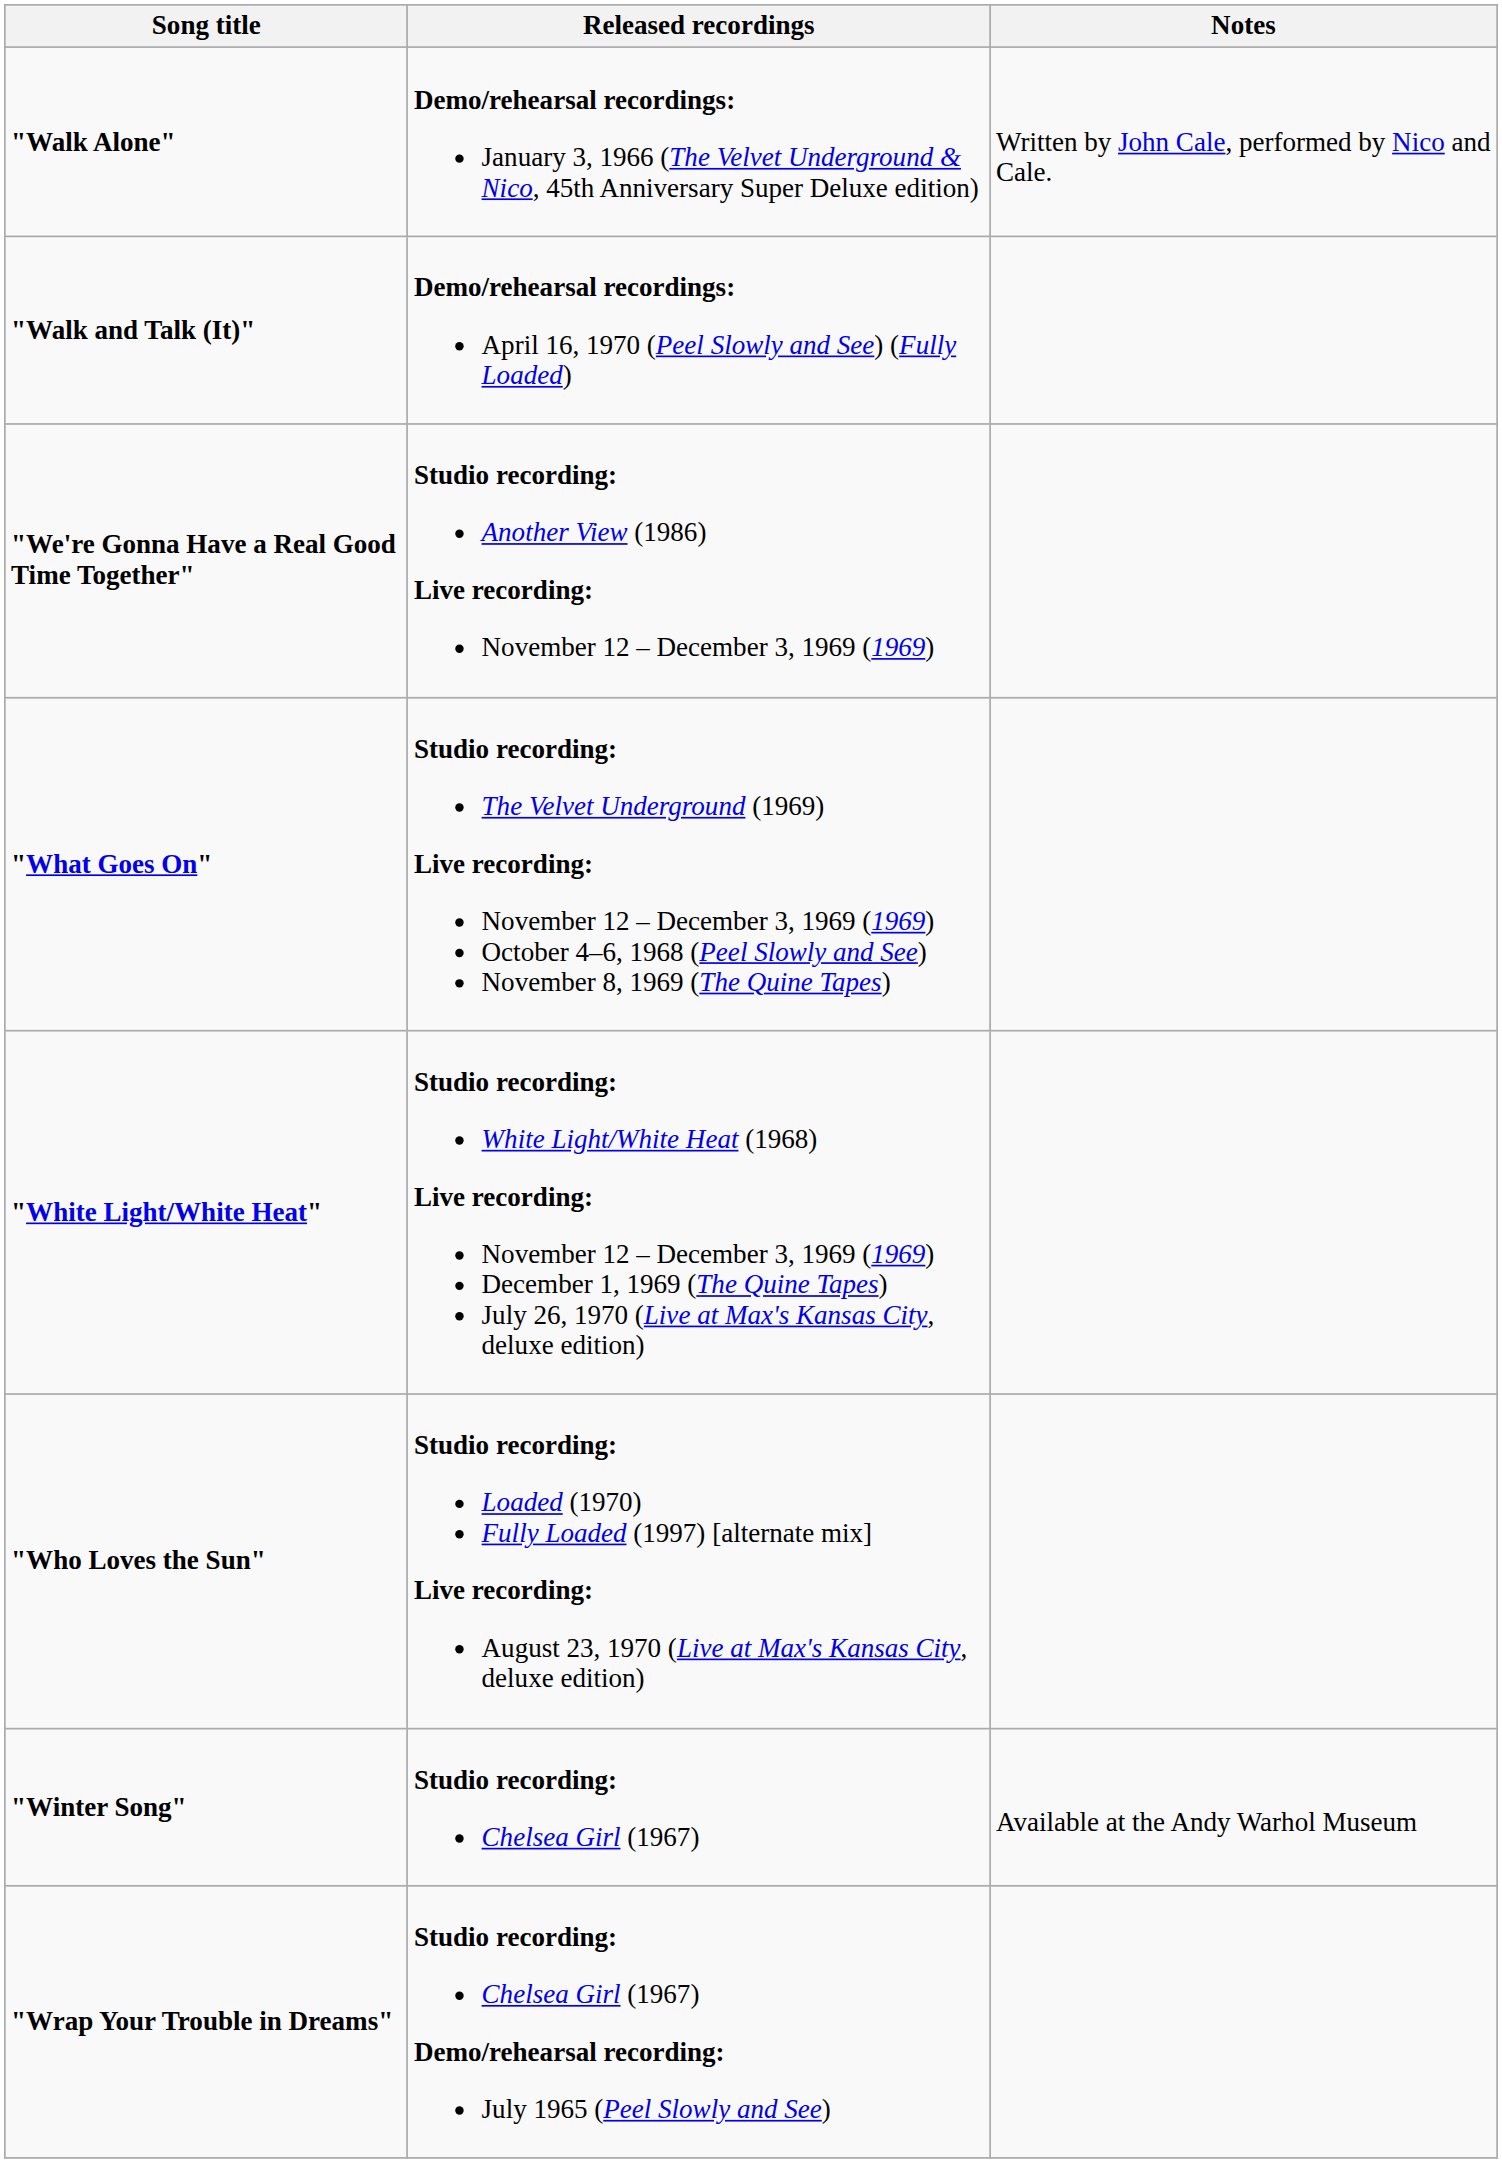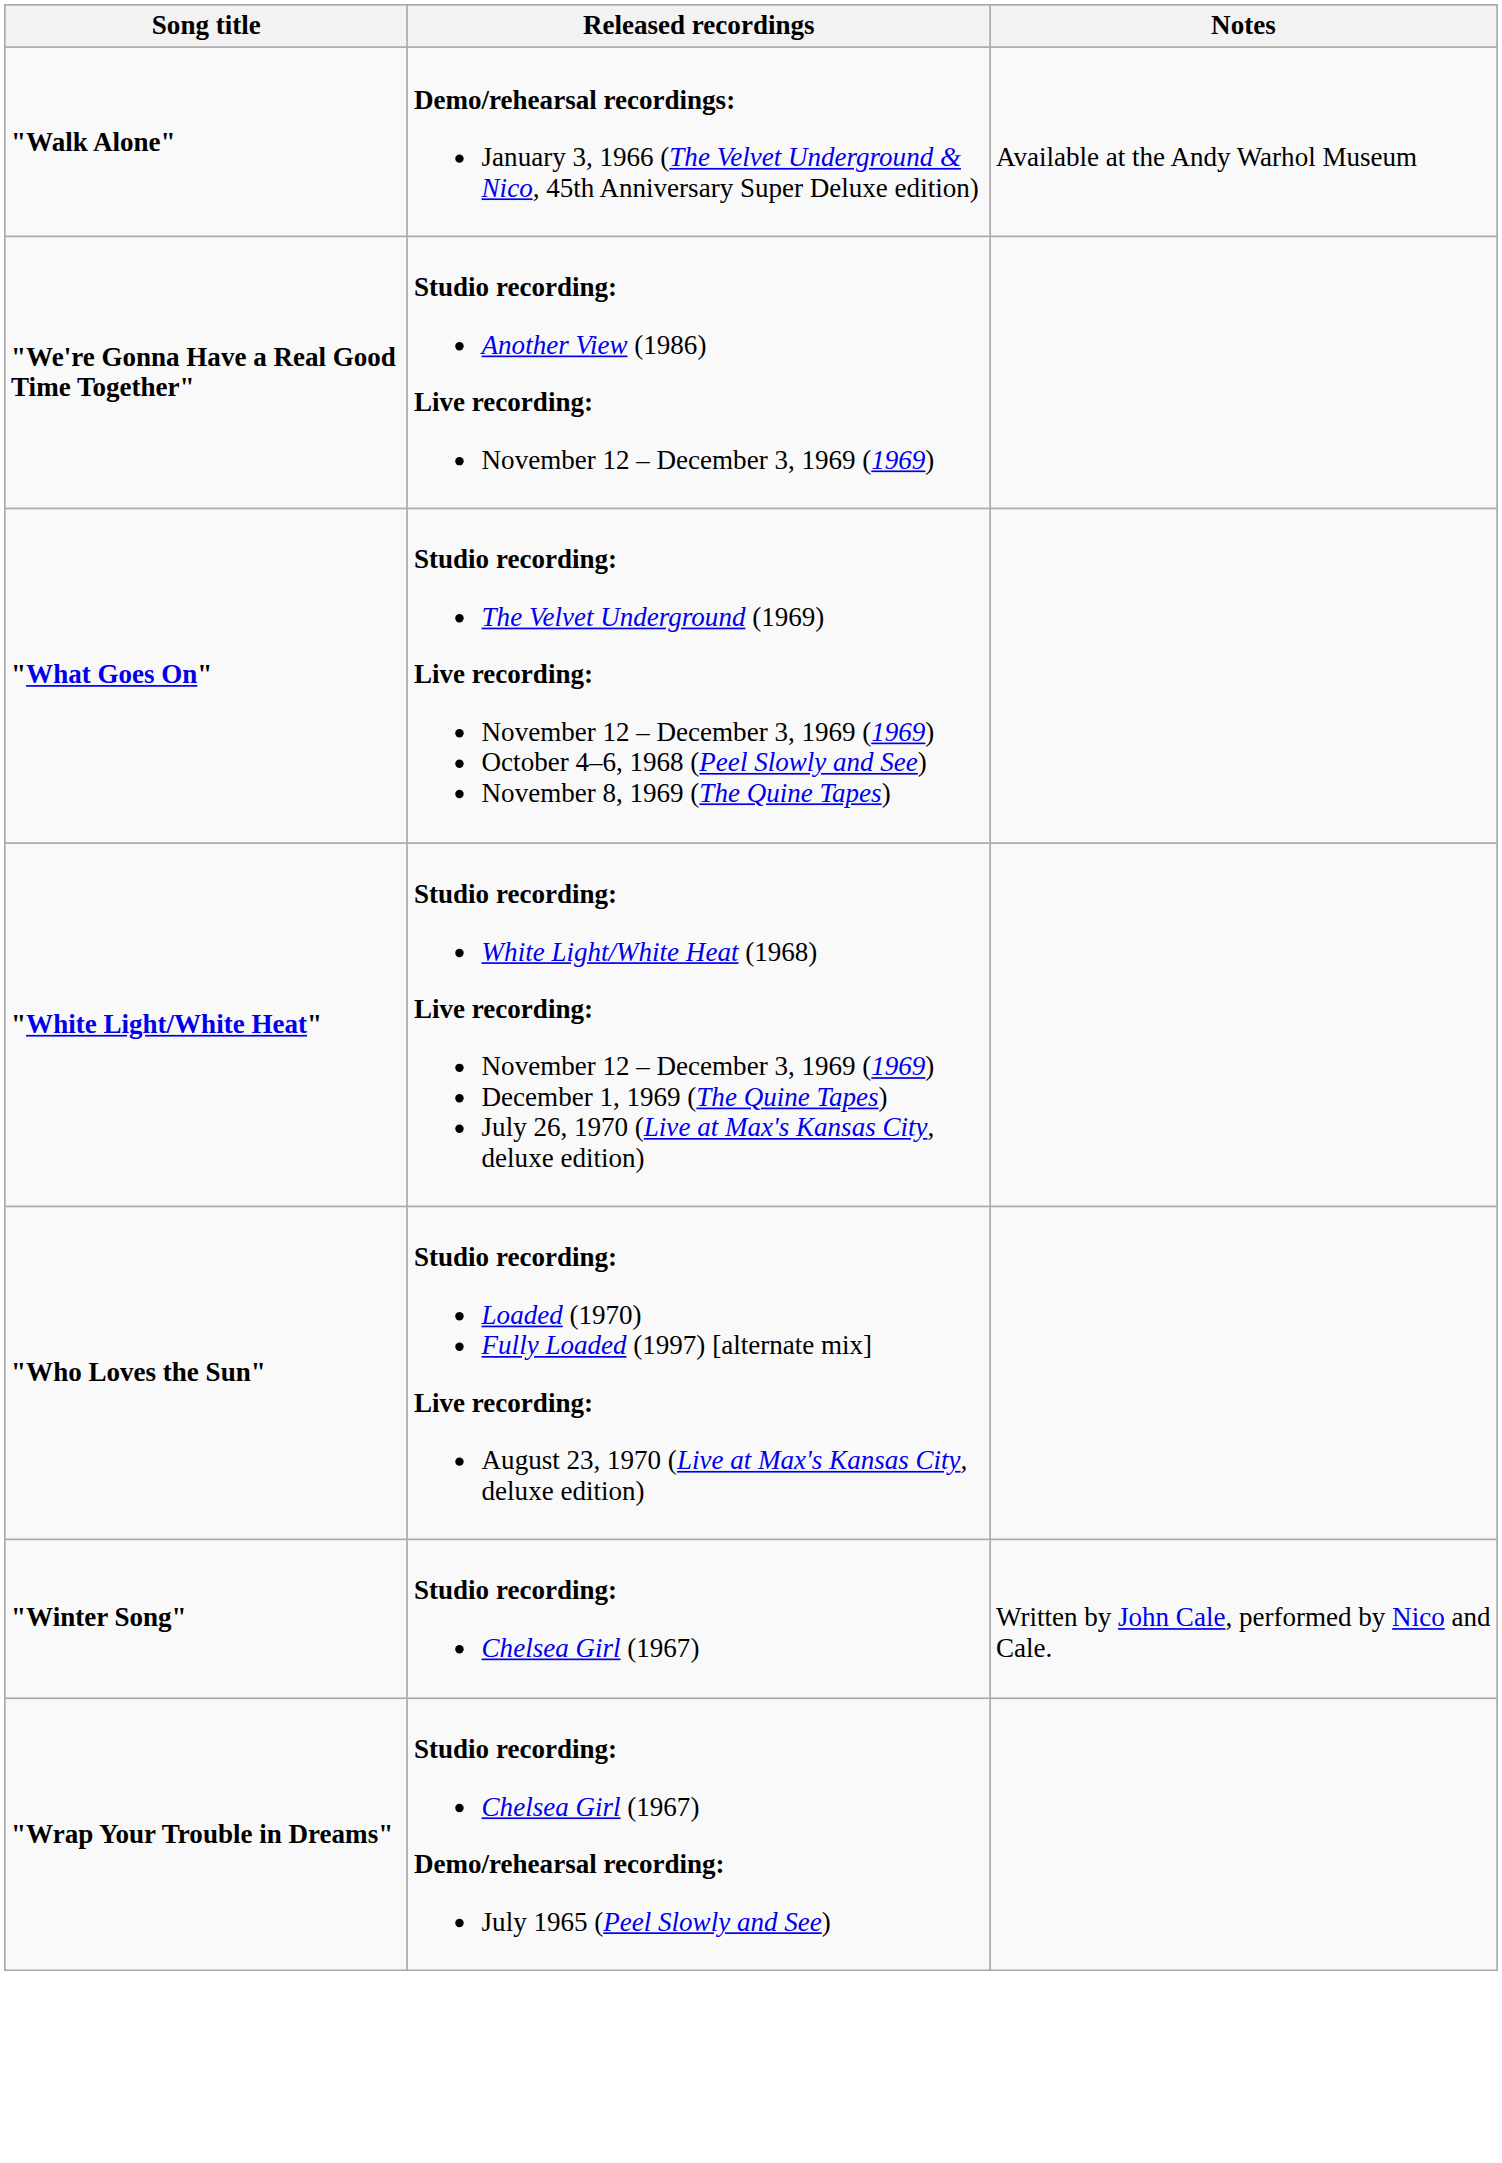(1243, 156) Written by John Cale, performed by Nico and Cale. -> (1207, 156) Available at the Andy Warhol Museum
- row: (133, 329)
(1207, 1821) Available at the Andy Warhol Museum -> (1243, 1633) Written by John Cale, performed by Nico and Cale.
